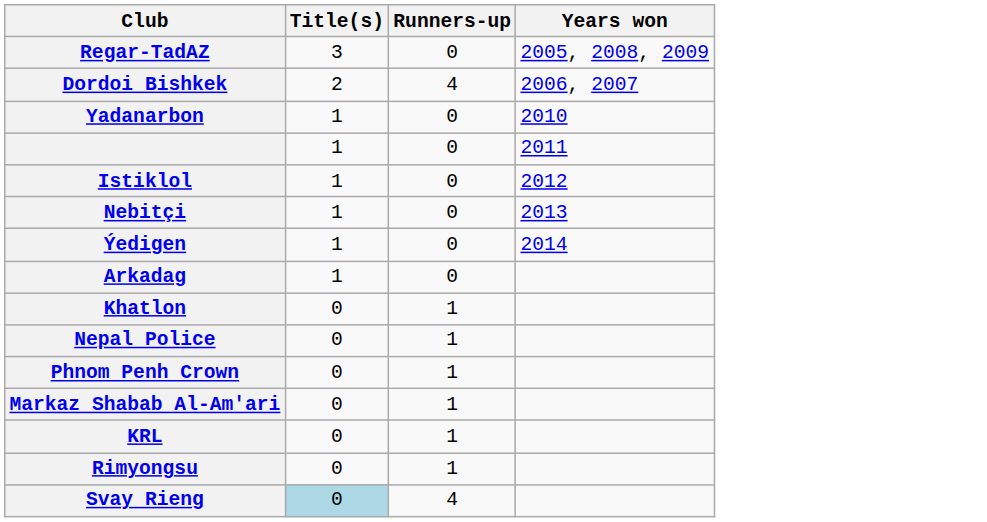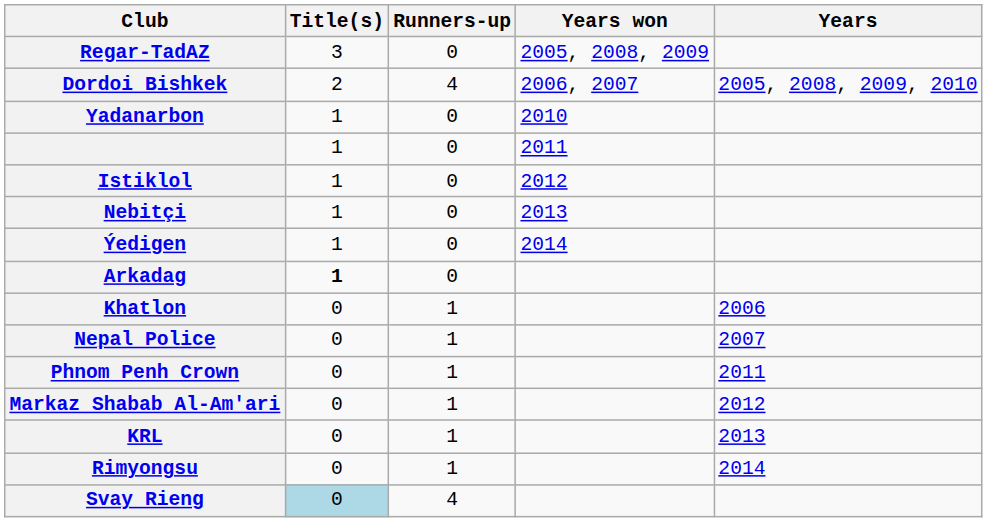+ column: (848, 21)
(337, 277) normal -> (337, 277) bold
